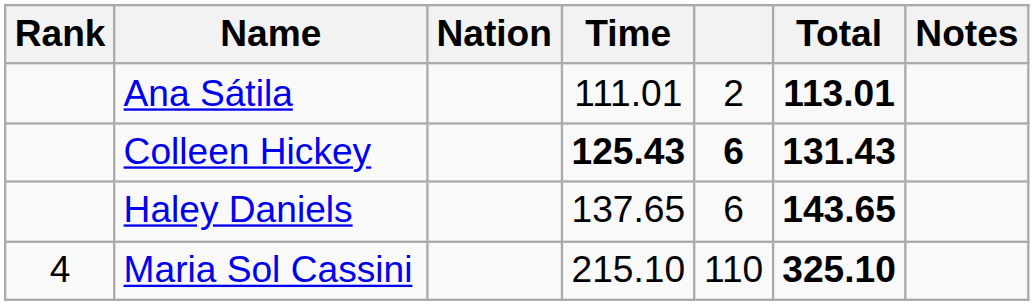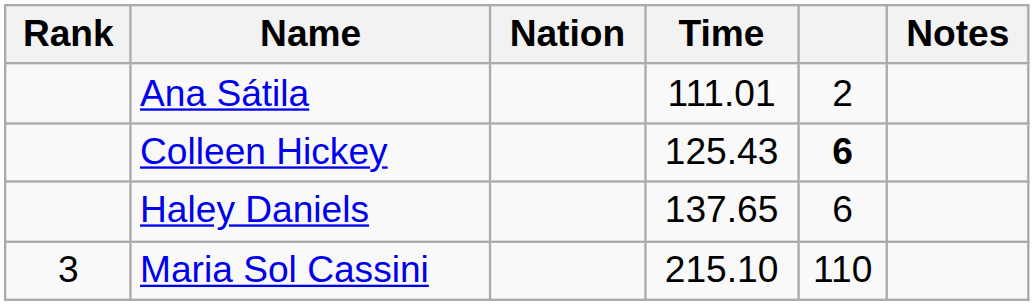- column: (839, 33)
(628, 151) bold -> (722, 151) normal
(60, 269) 4 -> (68, 269) 3
